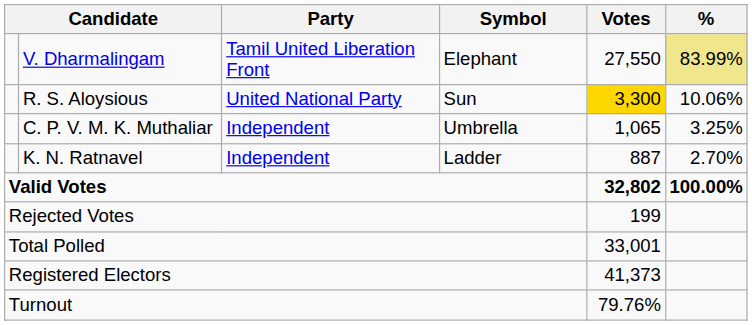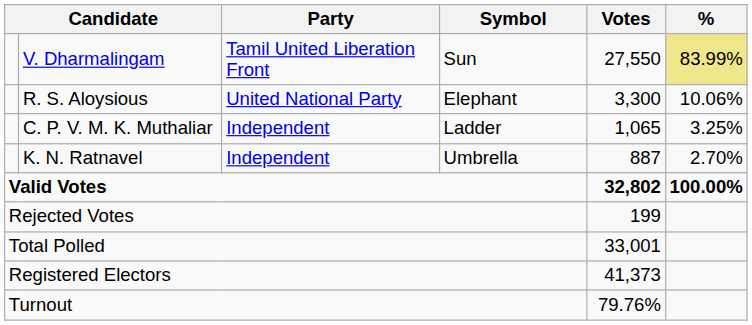(480, 59) Elephant -> (460, 59) Sun
(460, 98) Sun -> (480, 98) Elephant
(638, 98) gold background -> (638, 98) no background
(481, 128) Umbrella -> (472, 128) Ladder
(472, 157) Ladder -> (481, 157) Umbrella
